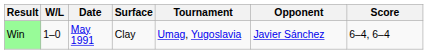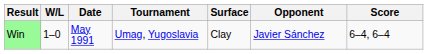columns swapped: (203, 12) <-> (134, 12)
